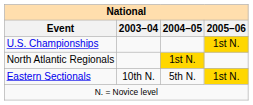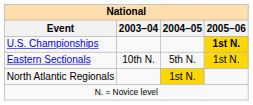(226, 44) normal -> (226, 44) bold
rows swapped: (49, 76) <-> (60, 60)
